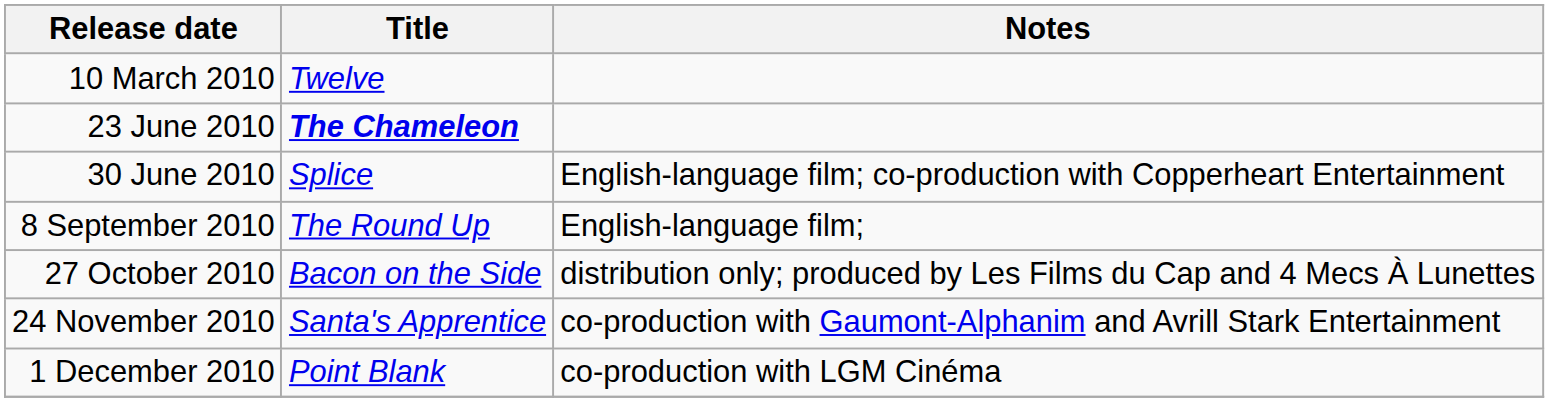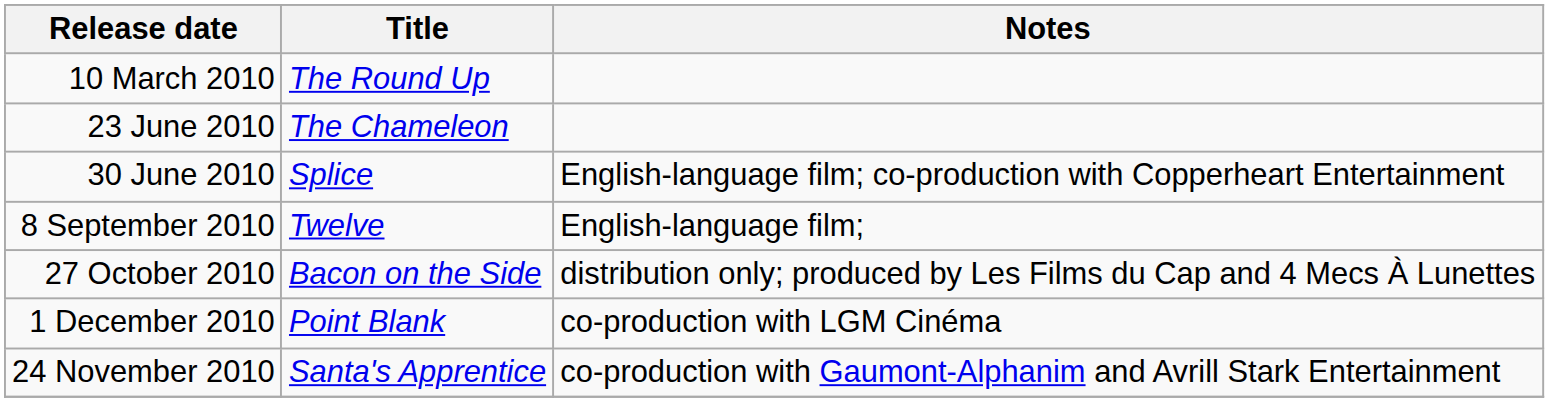(337, 77) Twelve -> (389, 77) The Round Up
(404, 126) bold -> (399, 126) normal
(389, 224) The Round Up -> (337, 224) Twelve
rows swapped: (143, 322) <-> (152, 371)
